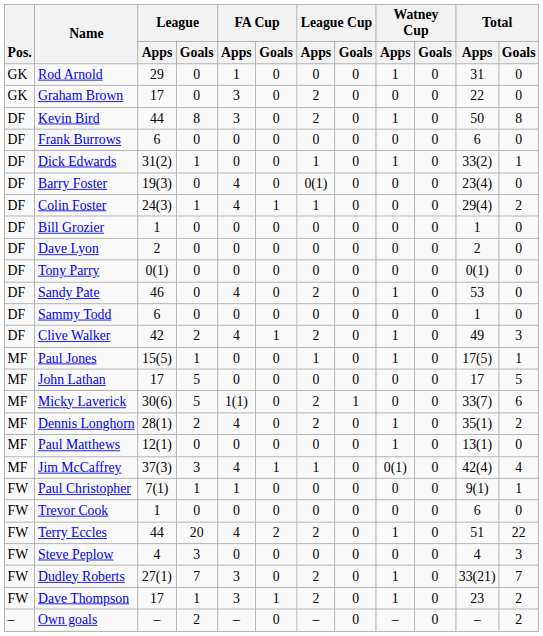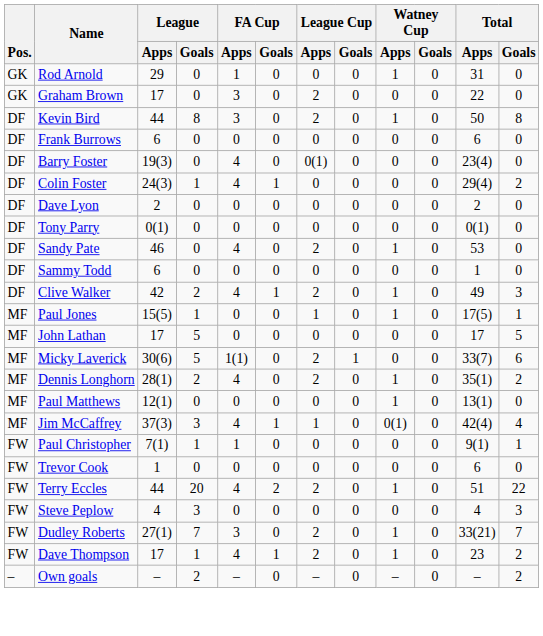- row: (77, 161)
(316, 205) 1 -> (316, 183) 0
- row: (71, 227)
(236, 598) 3 -> (236, 554) 4
